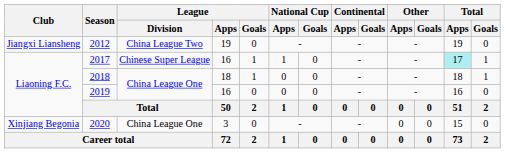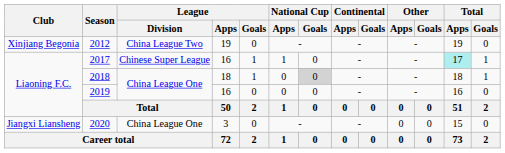(43, 44) Jiangxi Liansheng -> (43, 44) Xinjiang Begonia
(315, 76) no background -> (315, 76) lightgrey background
(43, 124) Xinjiang Begonia -> (43, 124) Jiangxi Liansheng
